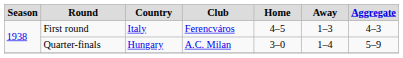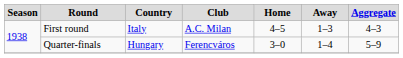(210, 28) Ferencváros -> (208, 28) A.C. Milan
(208, 45) A.C. Milan -> (210, 45) Ferencváros
